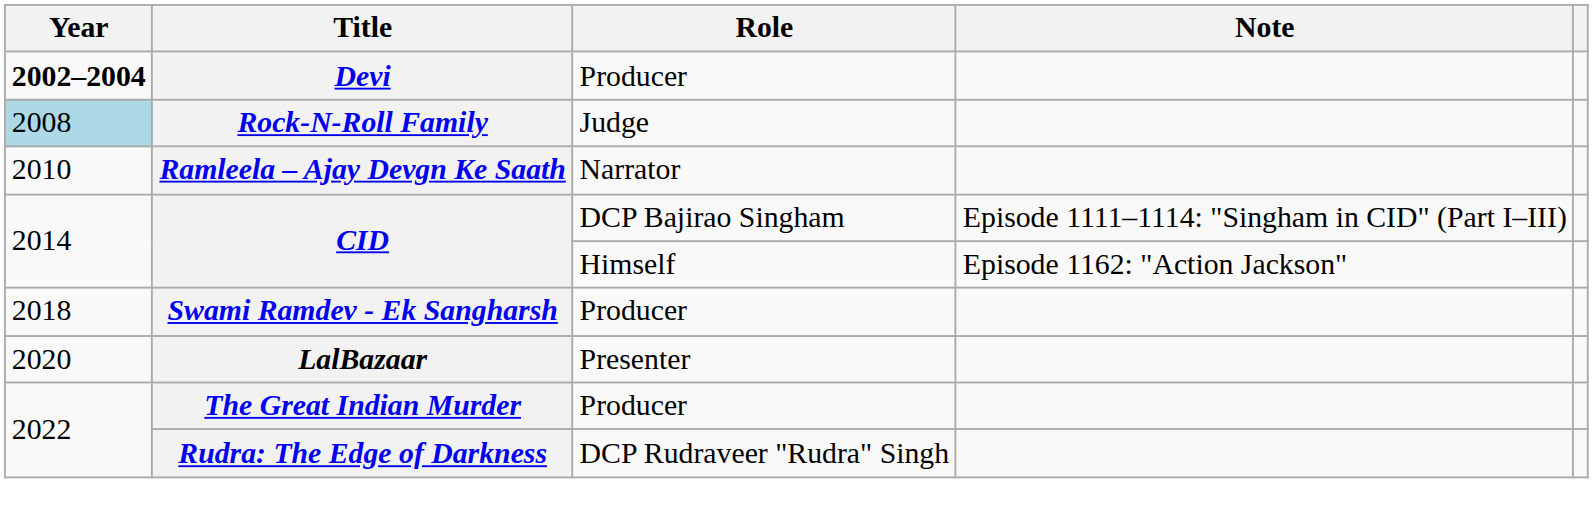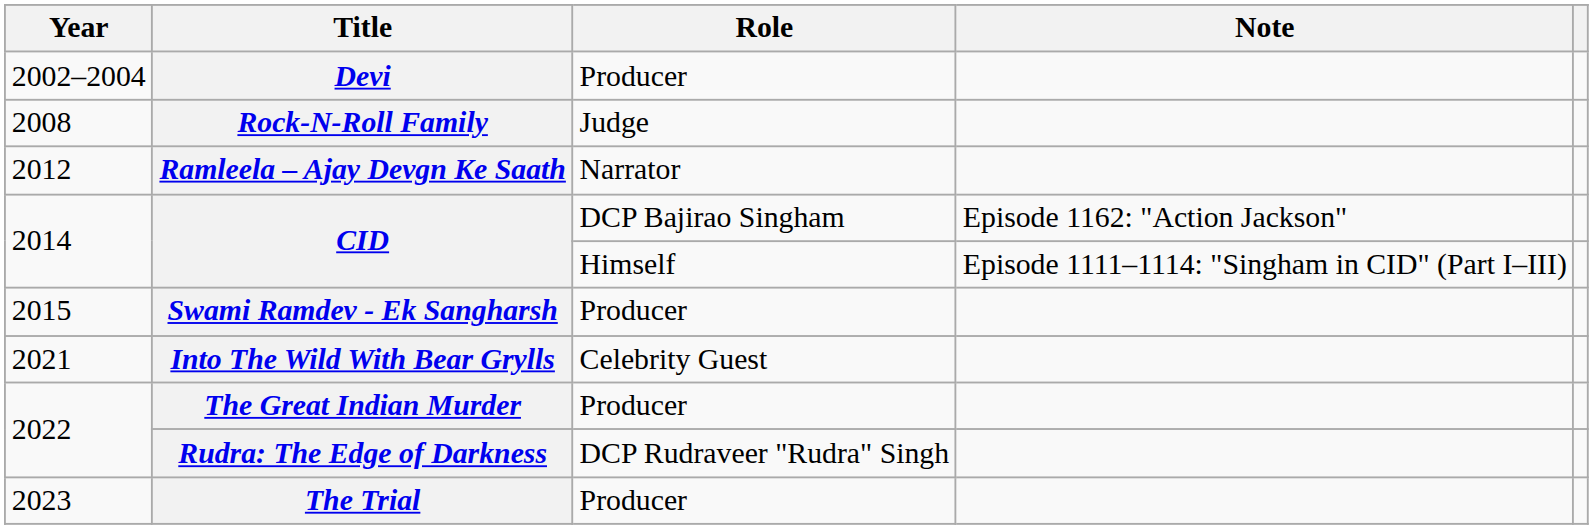(79, 75) bold -> (79, 75) normal
(42, 122) lightblue background -> (42, 122) no background
(42, 169) 2010 -> (42, 169) 2012
(1265, 216) Episode 1111–1114: "Singham in CID" (Part I–III) -> (1155, 216) Episode 1162: "Action Jackson"
(1155, 264) Episode 1162: "Action Jackson" -> (1265, 264) Episode 1111–1114: "Singham in CID" (Part I–III)
(42, 311) 2018 -> (42, 311) 2015
- row: (363, 358)
+ row: (363, 358)
+ row: (363, 500)
